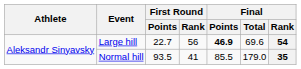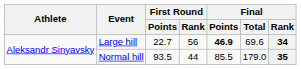(282, 42) 54 -> (282, 42) 34
(193, 57) 41 -> (193, 57) 44
